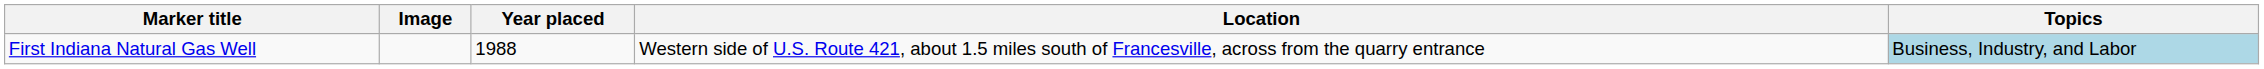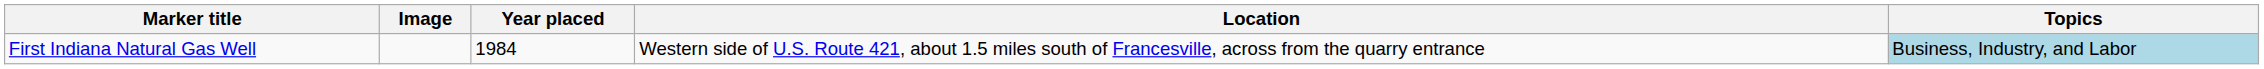(496, 48) 1988 -> (496, 48) 1984
